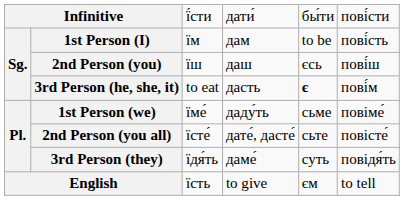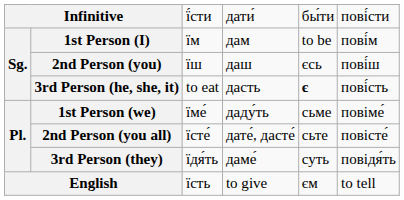(365, 40) пові́сть -> (359, 40) пові́м
(359, 87) пові́м -> (365, 87) пові́сть
